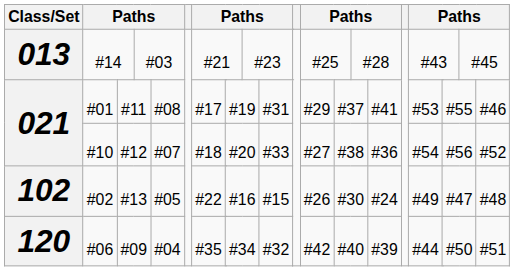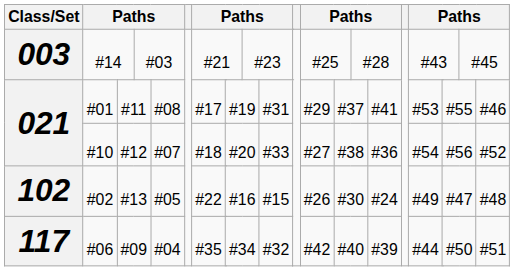(44, 54) 013 -> (44, 54) 003
(44, 241) 120 -> (44, 241) 117
